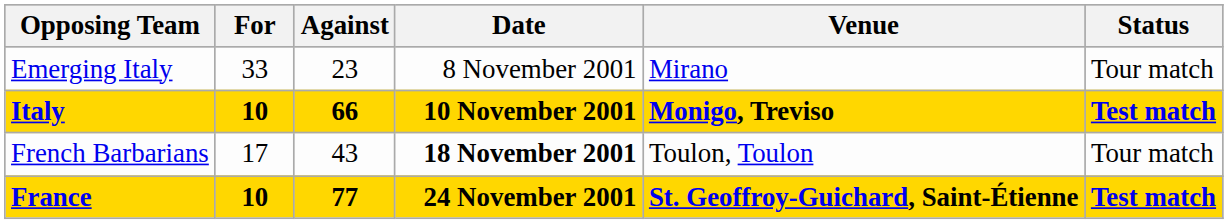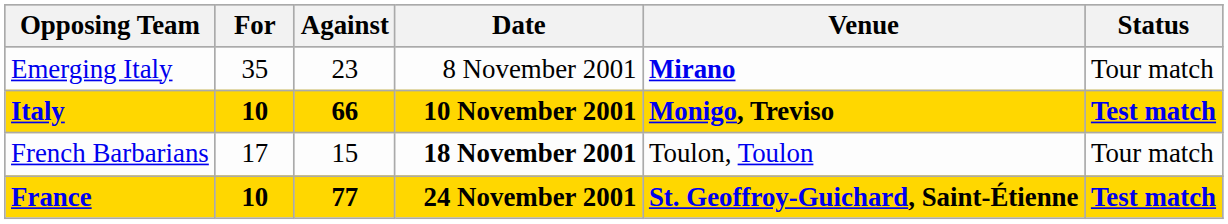(255, 68) 33 -> (255, 68) 35
(688, 68) normal -> (692, 68) bold
(345, 153) 43 -> (345, 153) 15
